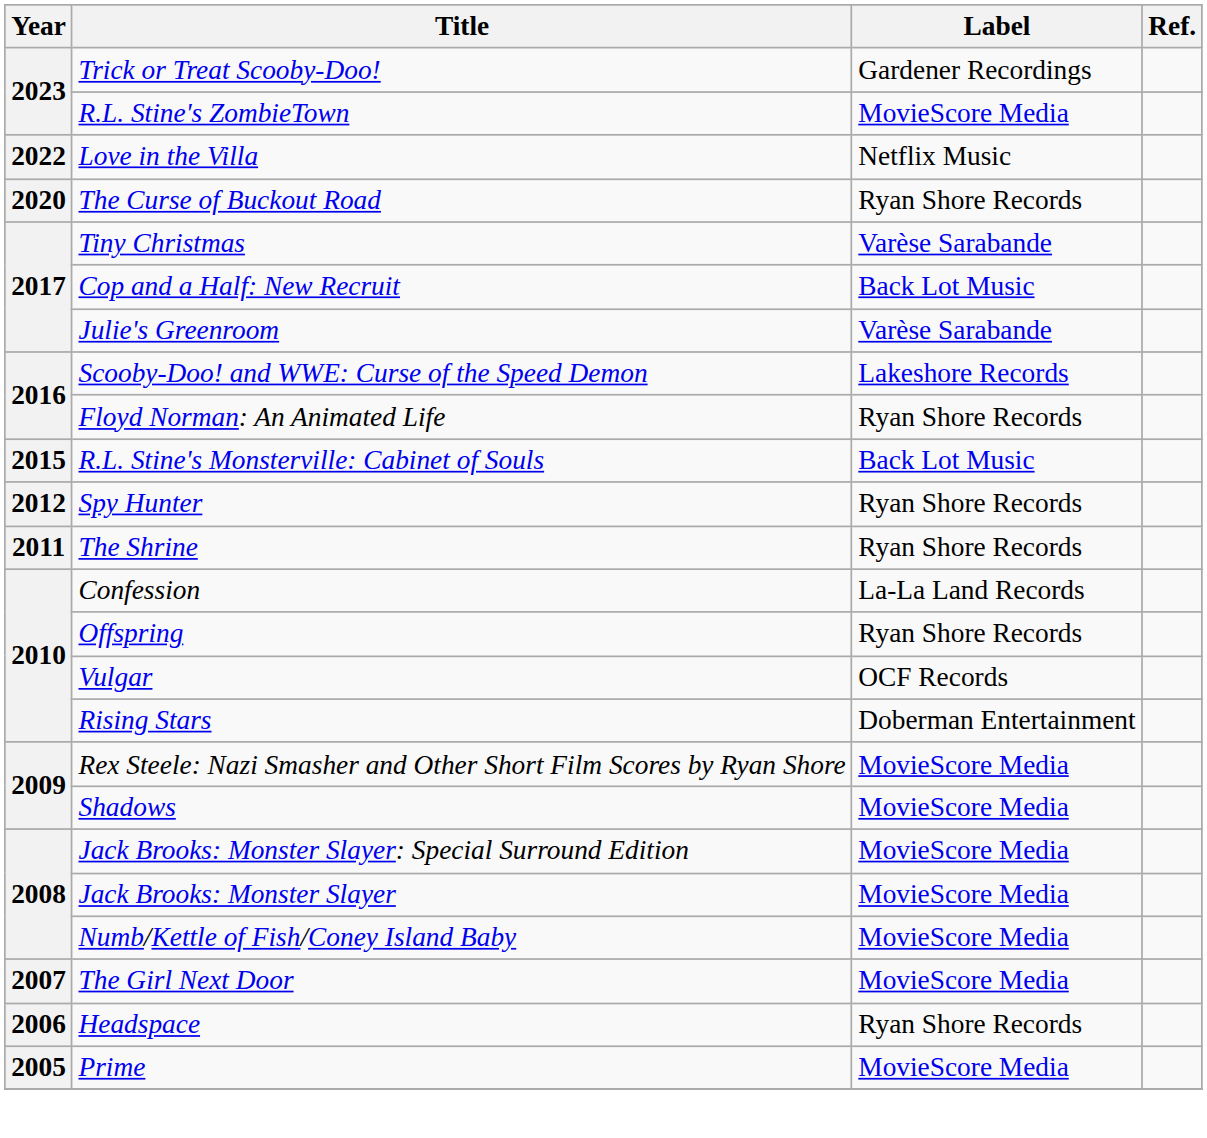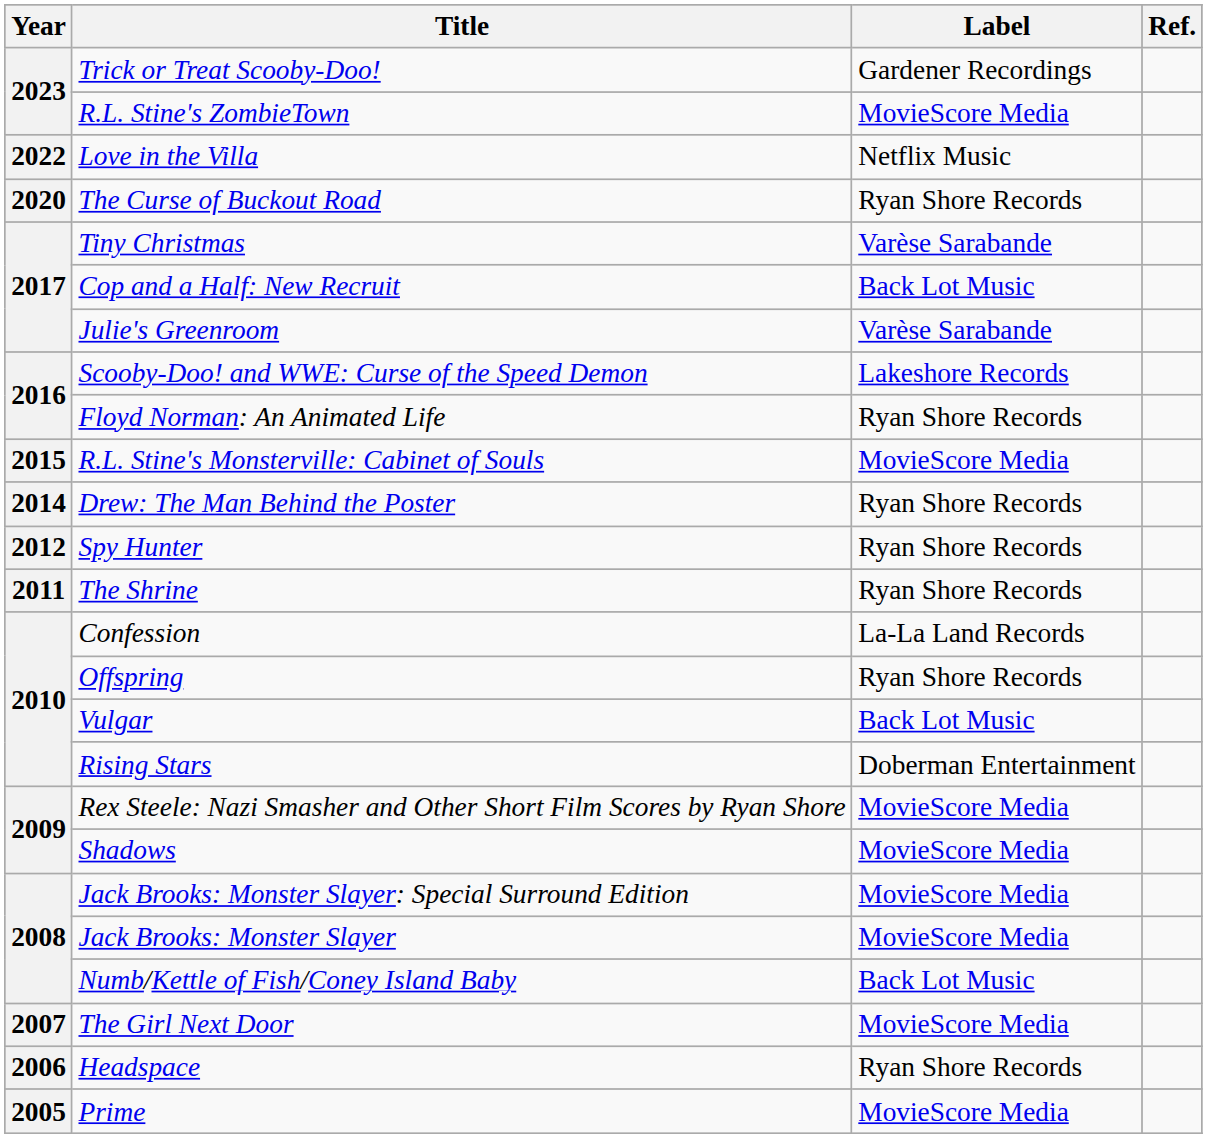(946, 460) Back Lot Music -> (964, 460) MovieScore Media
+ row: (267, 503)
(933, 677) OCF Records -> (946, 720) Back Lot Music
(964, 937) MovieScore Media -> (946, 980) Back Lot Music
